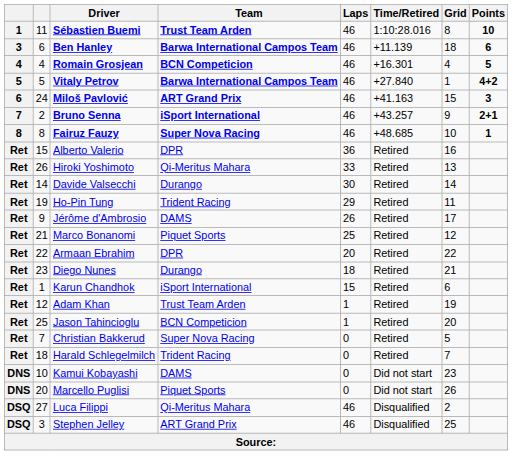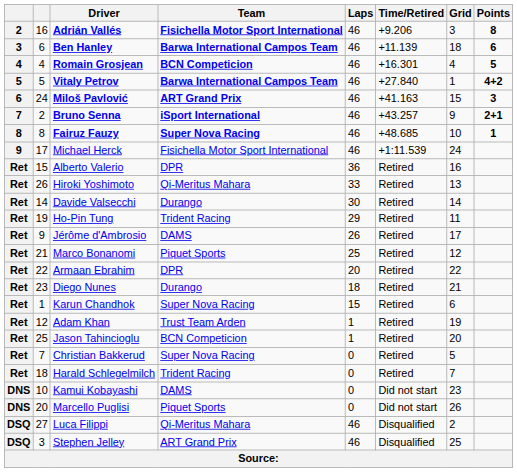- row: (97, 30)
+ row: (87, 30)
+ row: (87, 150)
(206, 287) iSport International -> (207, 304) Super Nova Racing
